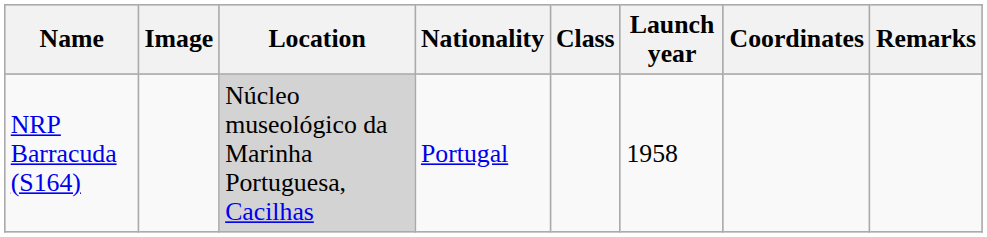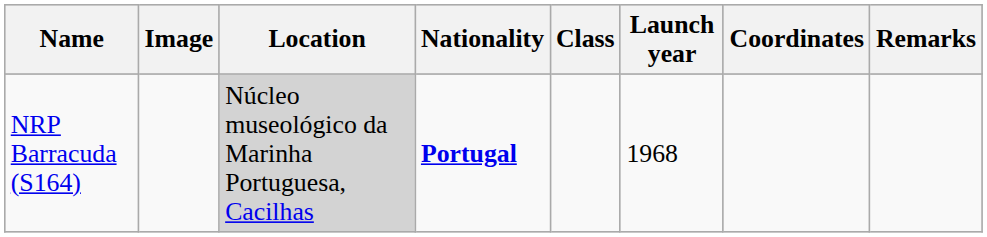(465, 152) normal -> (469, 152) bold
(652, 152) 1958 -> (652, 152) 1968
